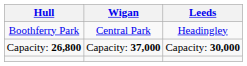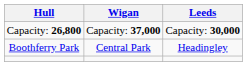rows swapped: (44, 30) <-> (44, 47)
